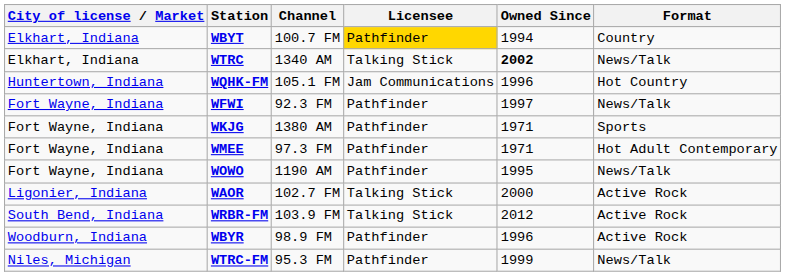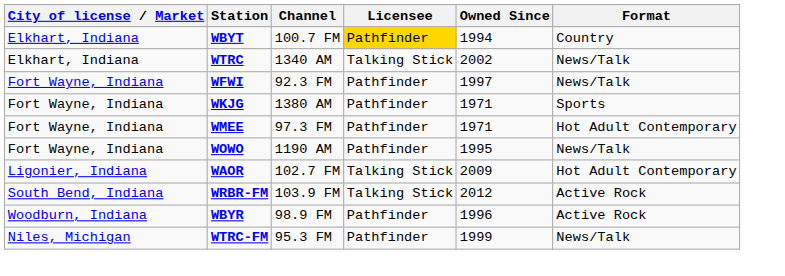(517, 60) bold -> (476, 60) normal
- row: (240, 82)
(517, 194) 2000 -> (476, 171) 2009
(642, 194) Active Rock -> (646, 171) Hot Adult Contemporary
